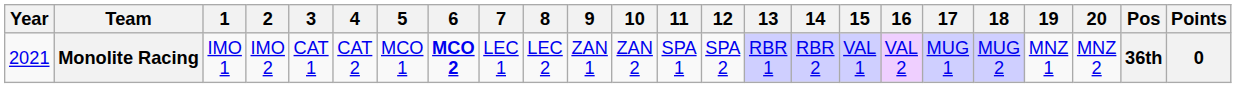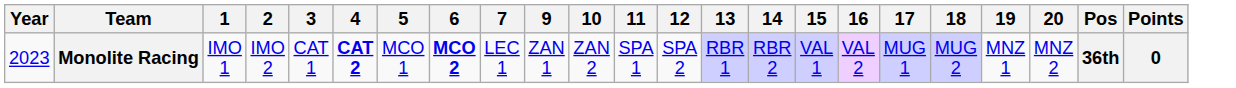- column: (545, 19)
(29, 57) 2021 -> (29, 57) 2023
(355, 57) normal -> (355, 57) bold
